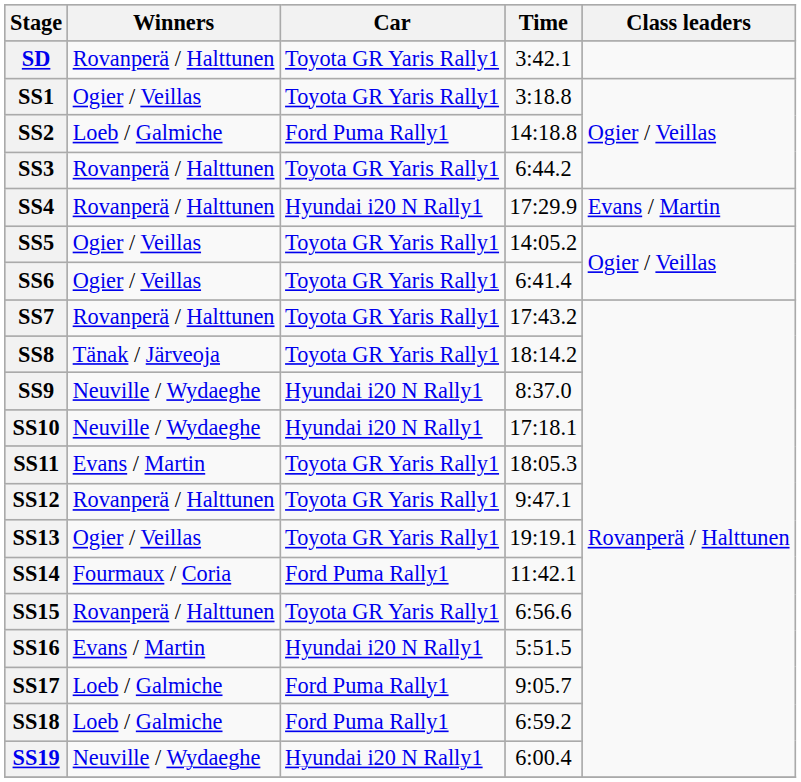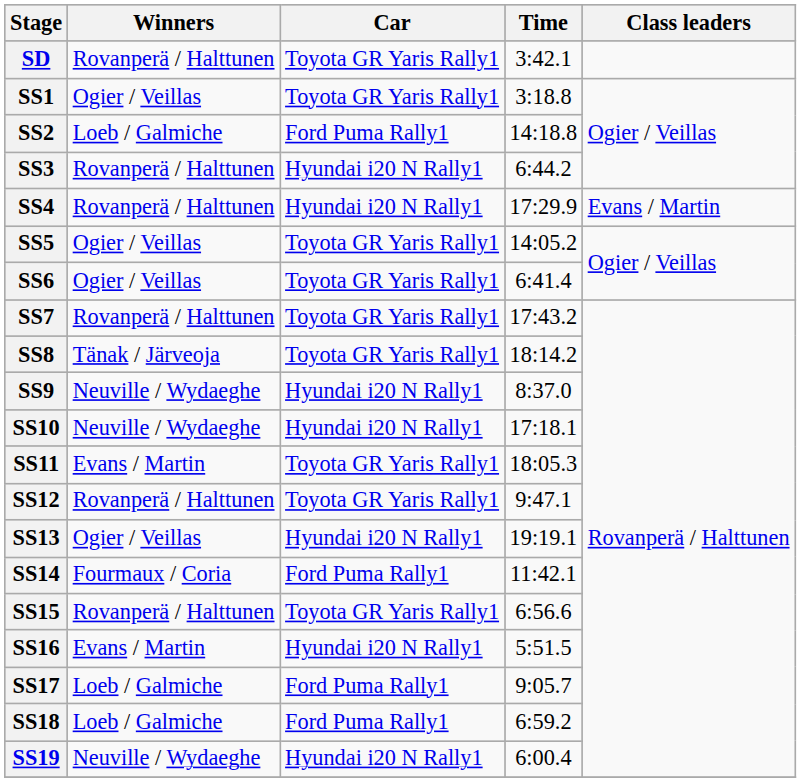(392, 169) Toyota GR Yaris Rally1 -> (384, 169) Hyundai i20 N Rally1
(392, 537) Toyota GR Yaris Rally1 -> (384, 537) Hyundai i20 N Rally1
